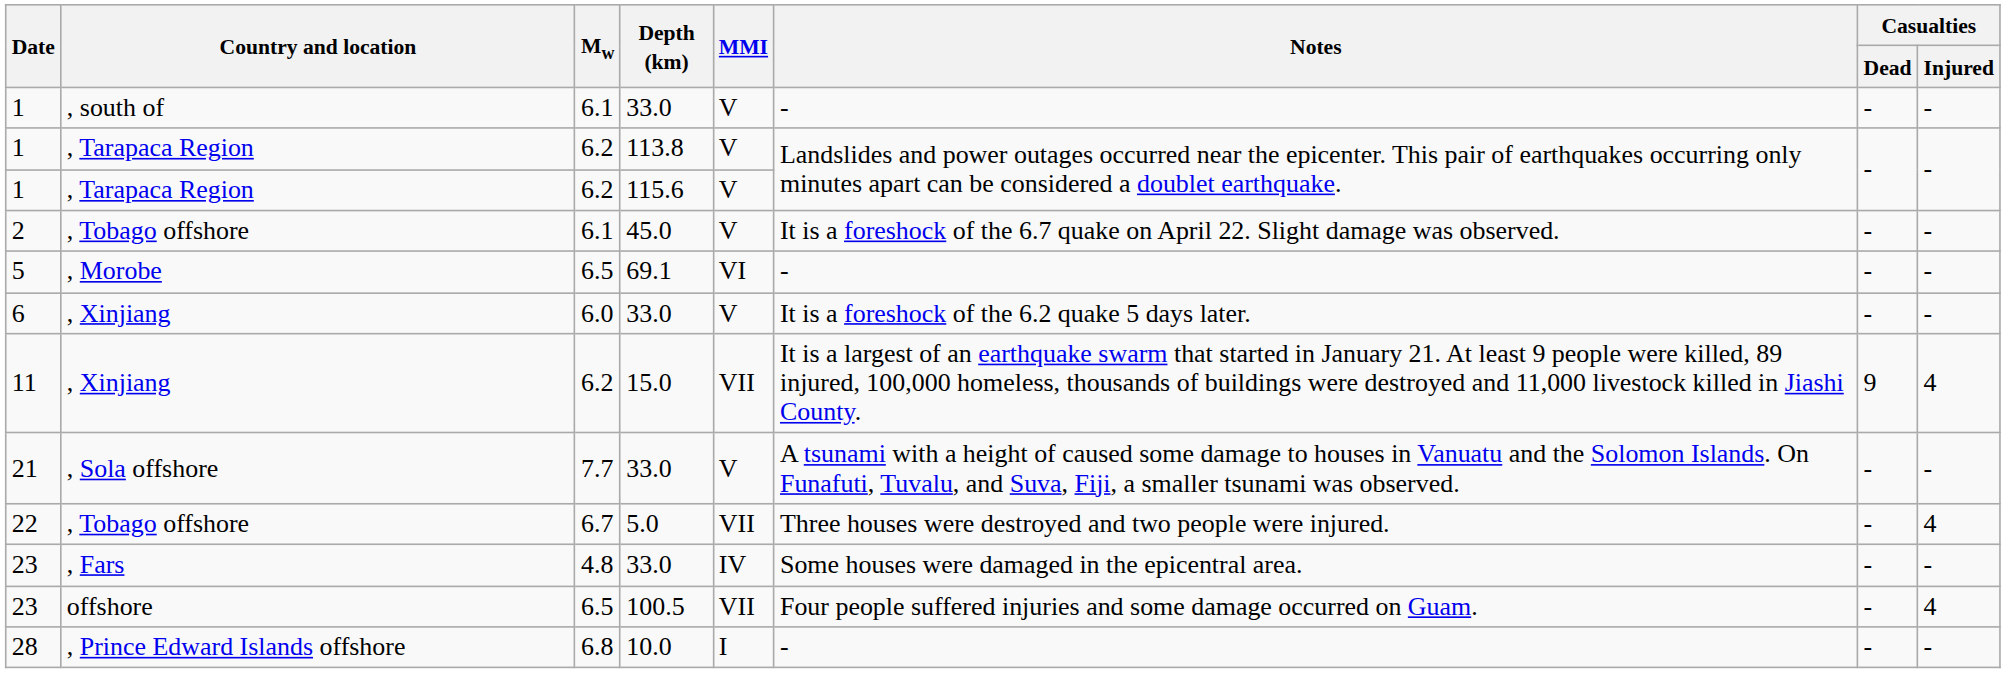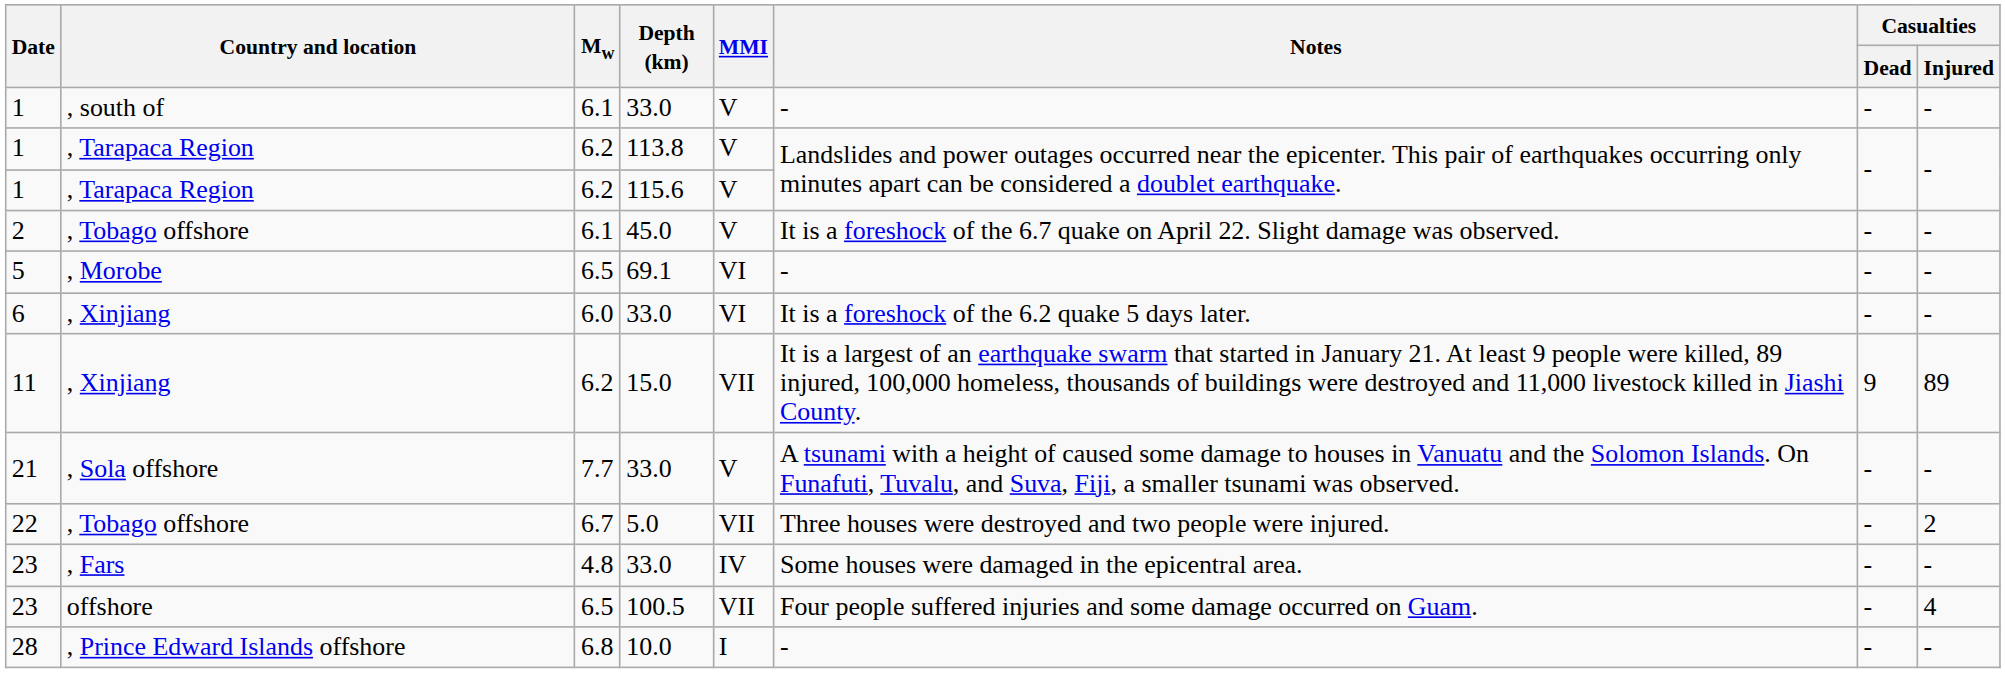(728, 312) V -> (733, 312) VI
(1930, 383) 4 -> (1937, 383) 89
(1930, 523) 4 -> (1930, 523) 2
